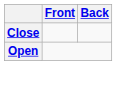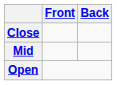+ row: (23, 51)
